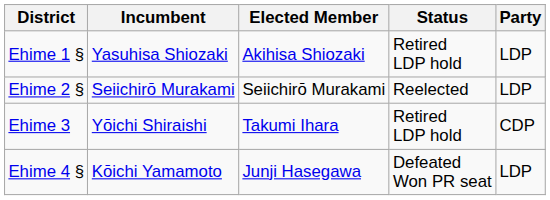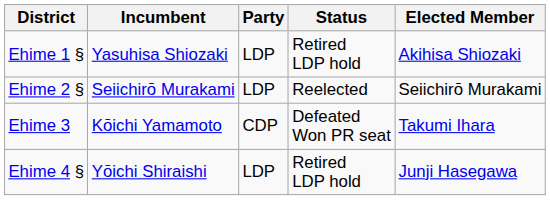columns swapped: (520, 17) <-> (314, 17)
(149, 126) Yōichi Shiraishi -> (157, 126) Kōichi Yamamoto
(427, 126) Retired LDP hold -> (341, 126) Defeated Won PR seat
(157, 171) Kōichi Yamamoto -> (149, 171) Yōichi Shiraishi
(442, 171) Defeated Won PR seat -> (327, 171) Retired LDP hold
